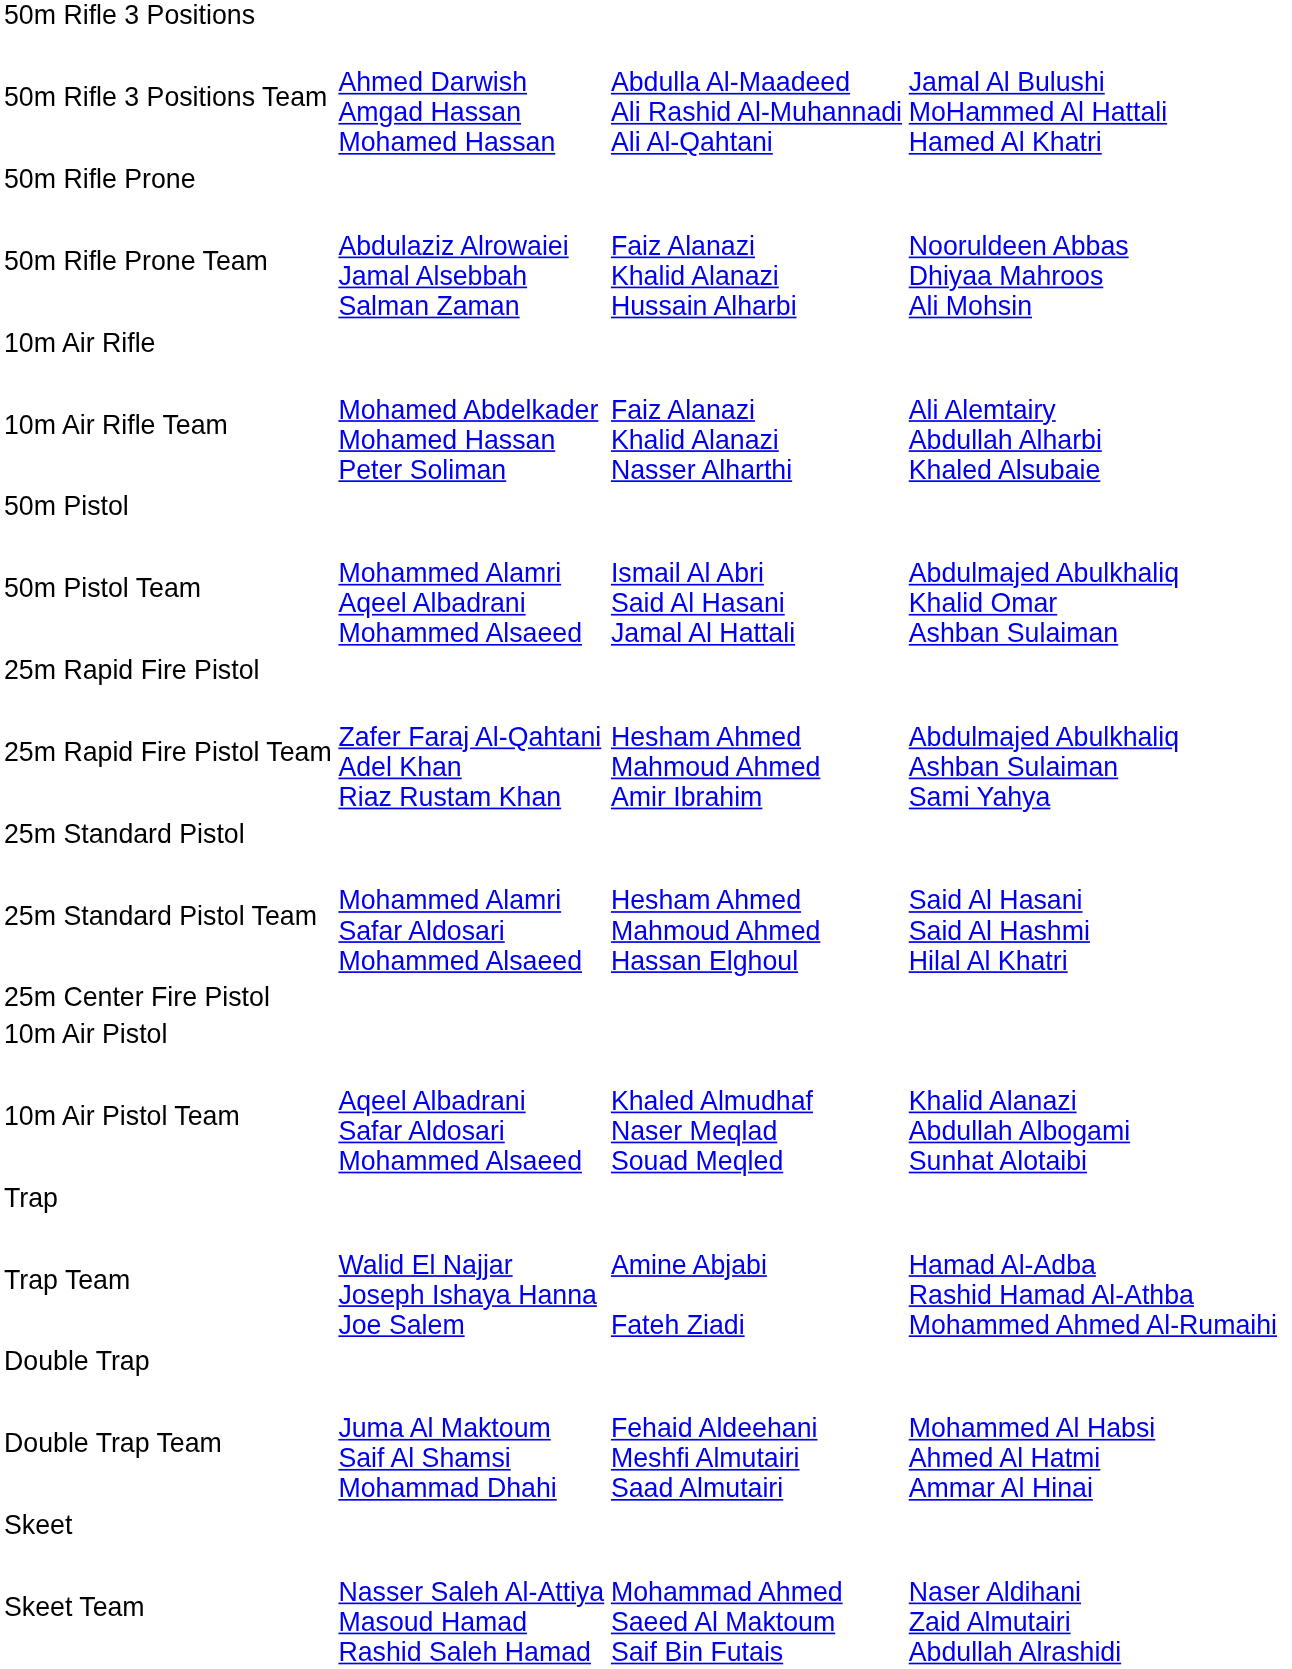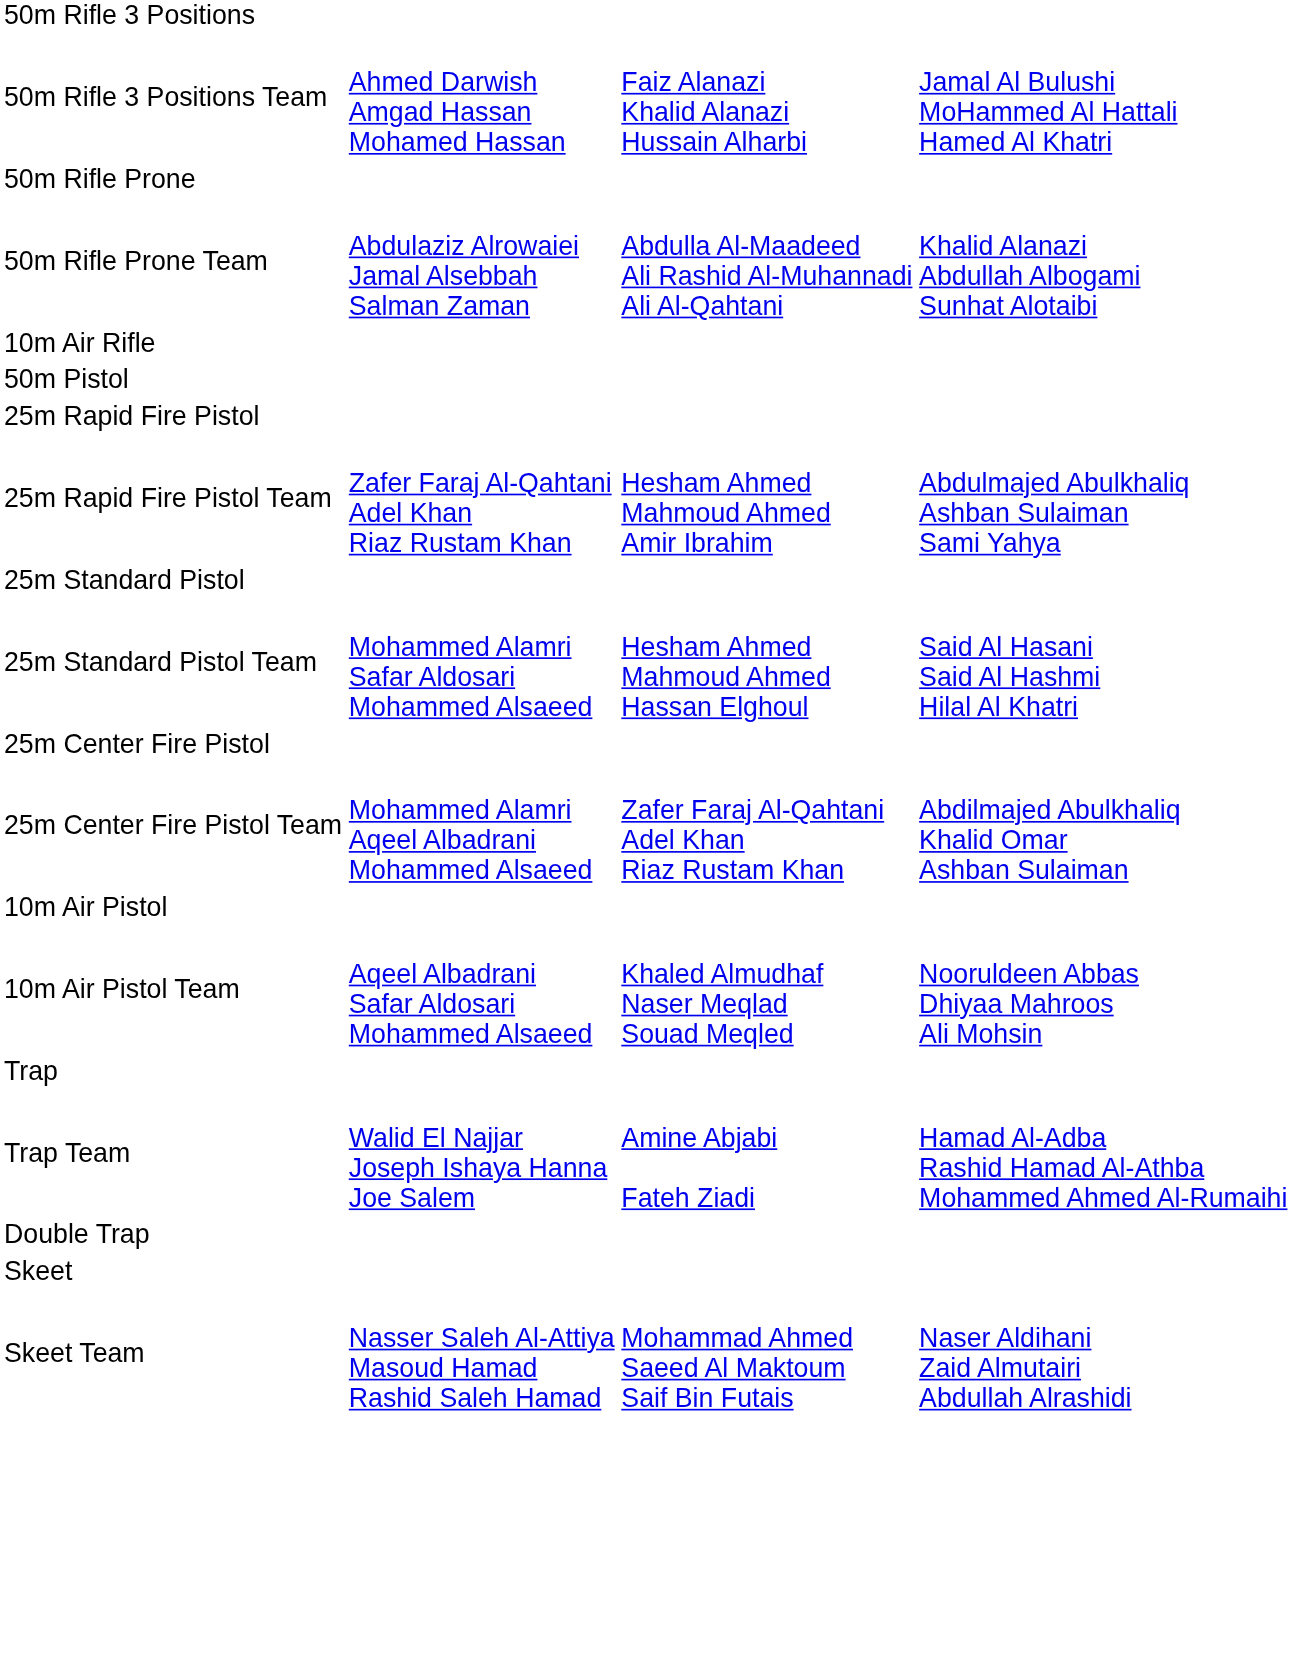(756, 112) Abdulla Al-Maadeed Ali Rashid Al-Muhannadi Ali Al-Qahtani -> (714, 112) Faiz Alanazi Khalid Alanazi Hussain Alharbi
(704, 276) Faiz Alanazi Khalid Alanazi Hussain Alharbi -> (767, 276) Abdulla Al-Maadeed Ali Rashid Al-Muhannadi Ali Al-Qahtani
(1019, 276) Nooruldeen Abbas Dhiyaa Mahroos Ali Mohsin -> (1030, 276) Khalid Alanazi Abdullah Albogami Sunhat Alotaibi
- row: (116, 424)
- row: (103, 588)
+ row: (173, 825)
(1019, 1131) Khalid Alanazi Abdullah Albogami Sunhat Alotaibi -> (1029, 1004) Nooruldeen Abbas Dhiyaa Mahroos Ali Mohsin
- row: (113, 1443)
